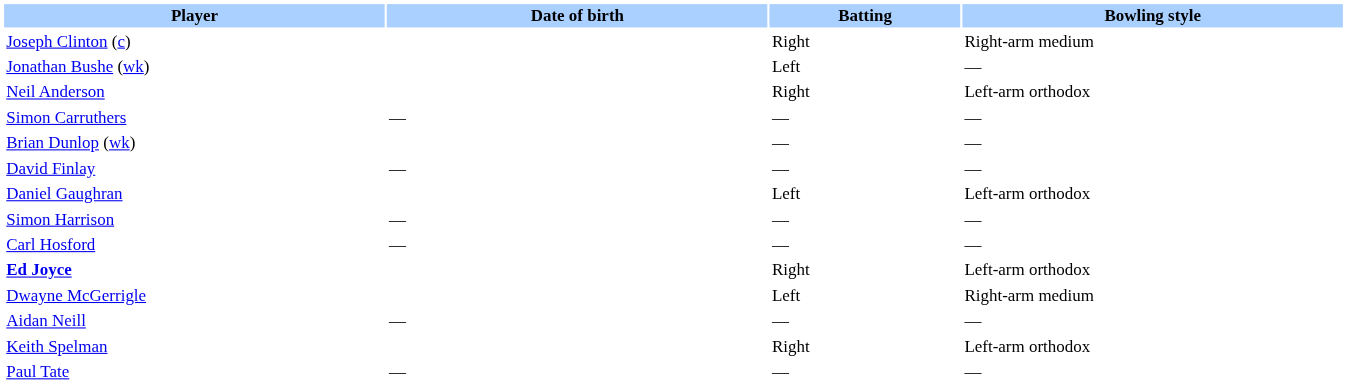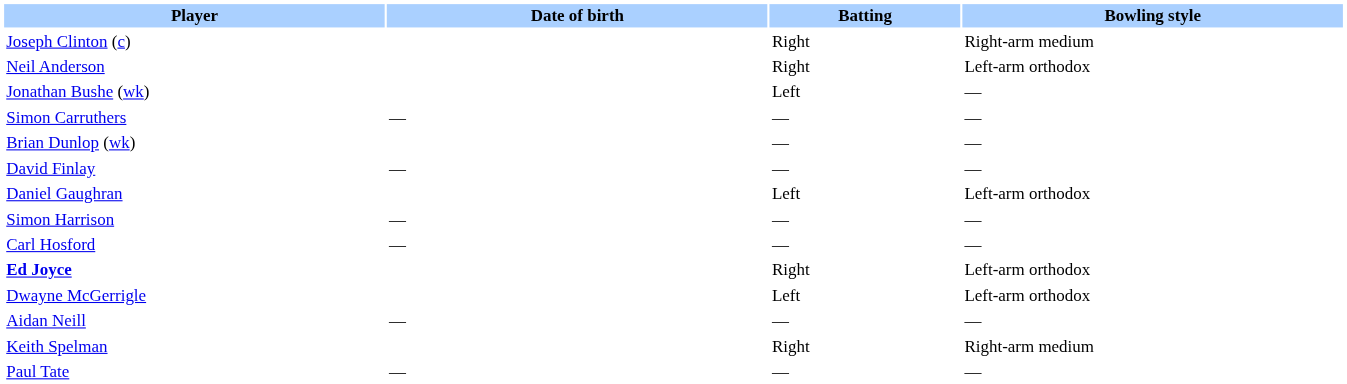rows swapped: (55, 92) <-> (78, 66)
(1029, 295) Right-arm medium -> (1027, 295) Left-arm orthodox
(1027, 346) Left-arm orthodox -> (1029, 346) Right-arm medium
